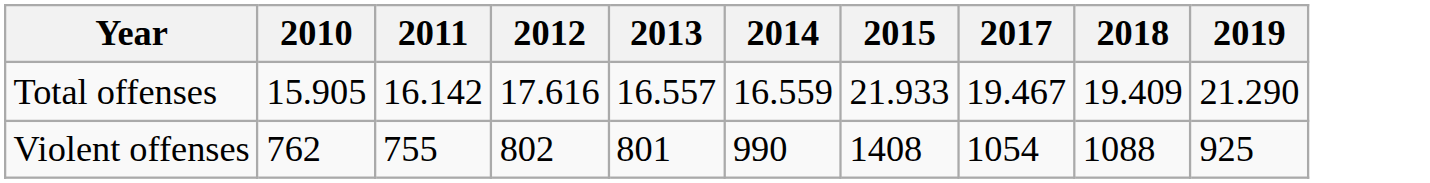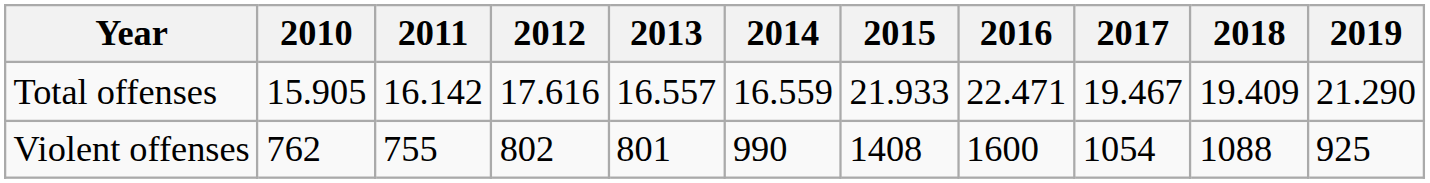+ column: (1016, 33)
